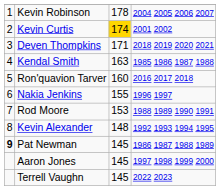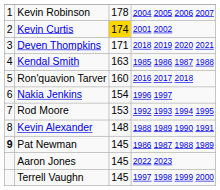(120, 95) 155 -> (120, 95) 154
(173, 112) 1988 1989 1990 1991 -> (173, 112) 1992 1993 1994 1995
(173, 128) 1992 1993 1994 1995 -> (173, 128) 1988 1989 1990 1991
(173, 161) 1997 1998 1999 2000 -> (153, 161) 2022 2023
(153, 178) 2022 2023 -> (173, 178) 1997 1998 1999 2000
